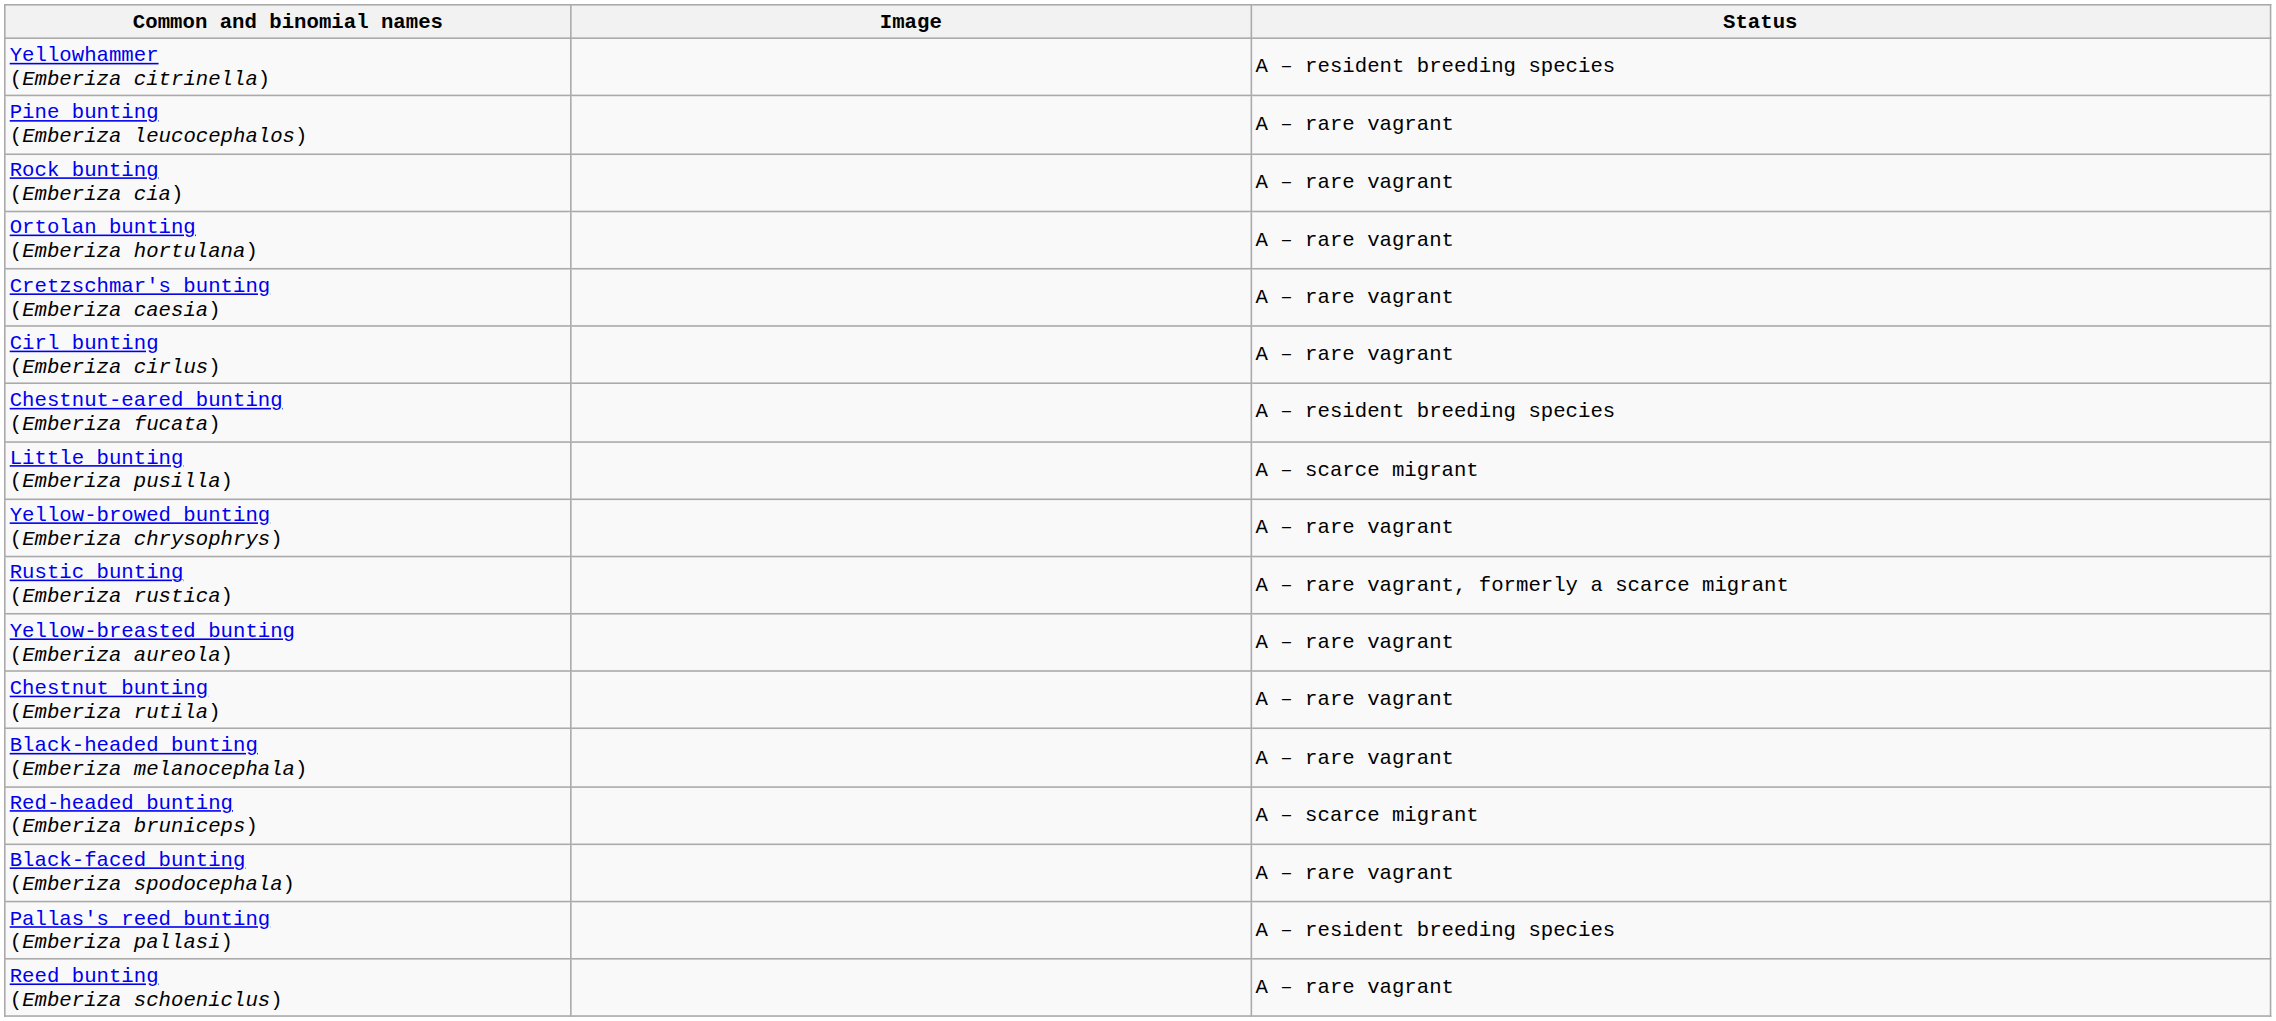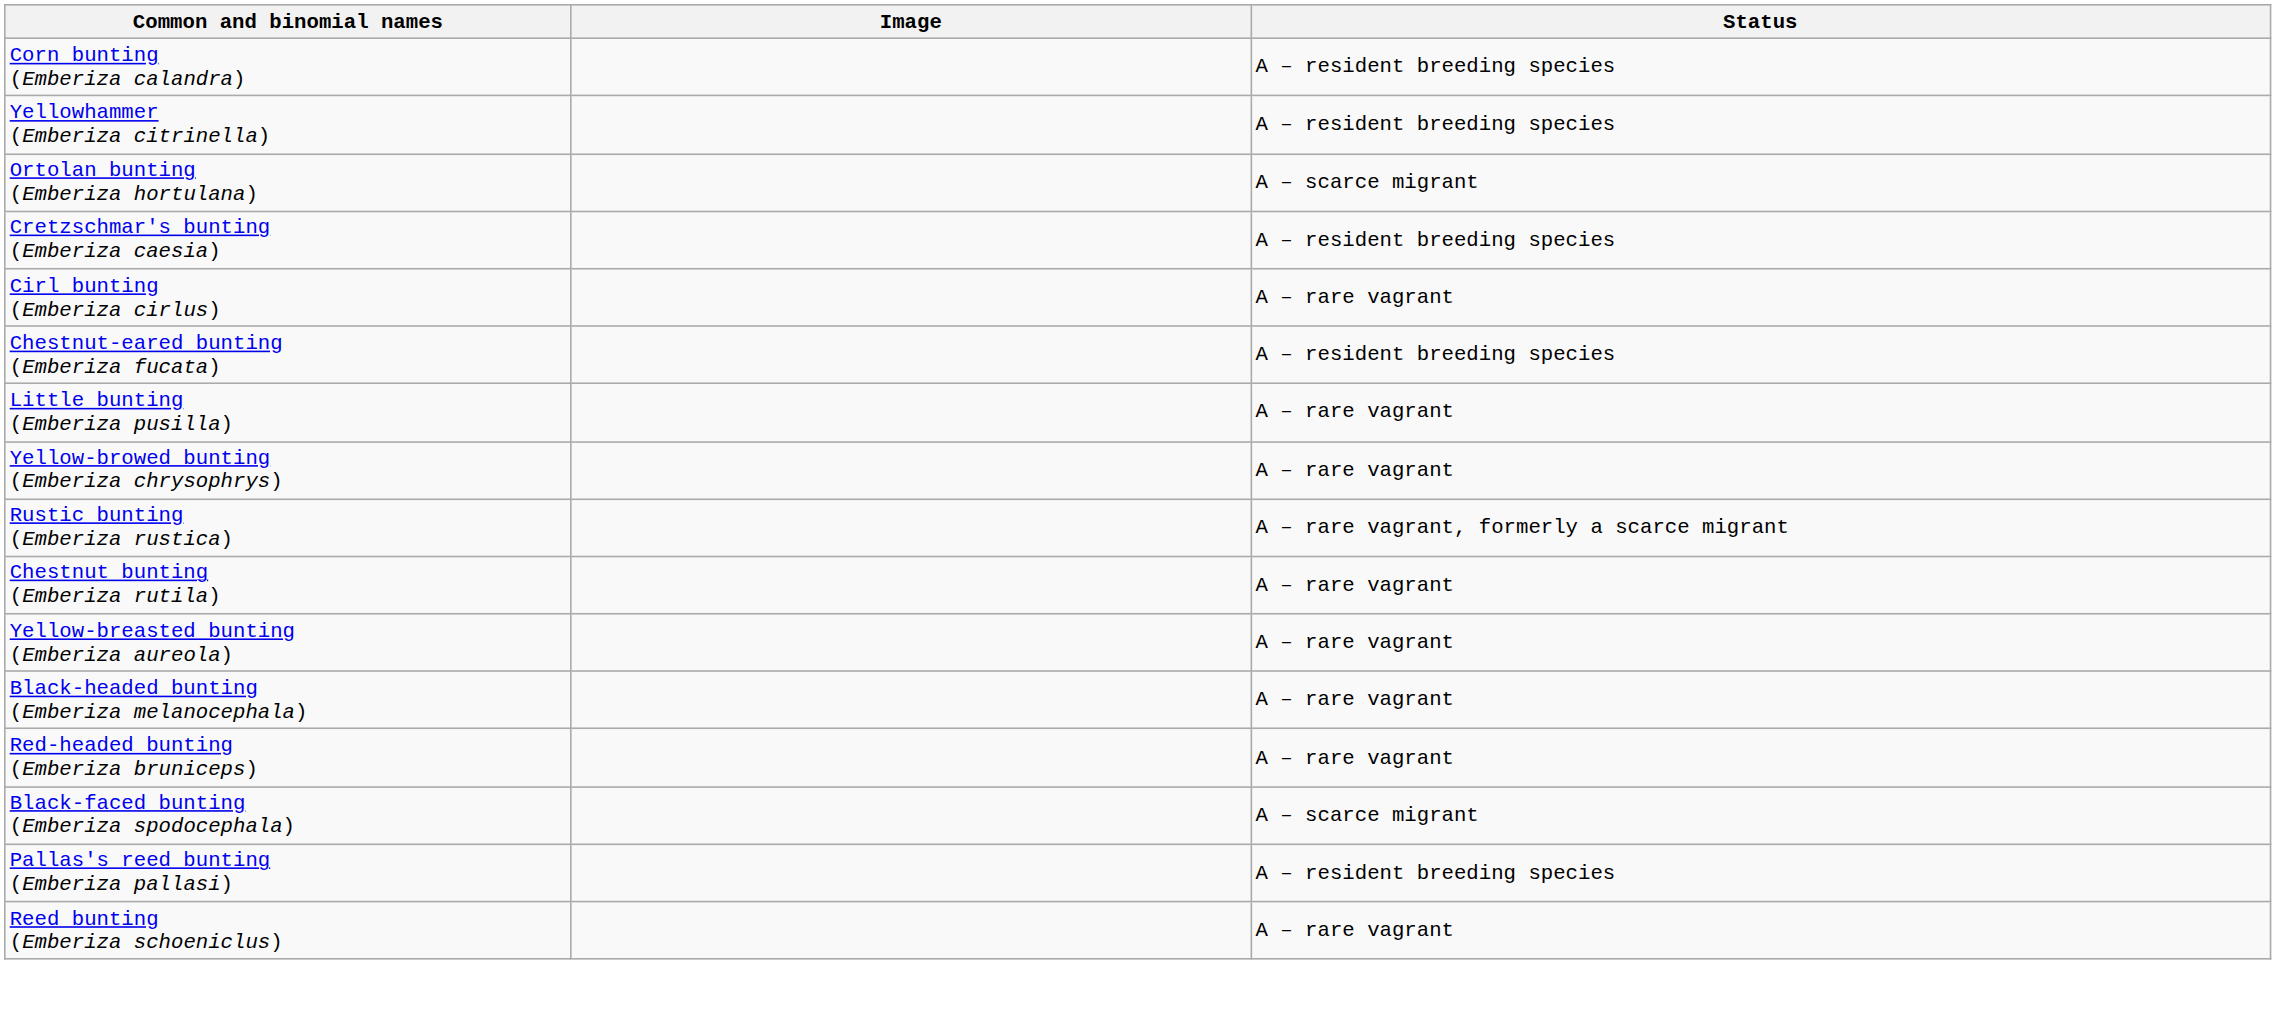+ row: (128, 67)
- row: (159, 125)
- row: (97, 182)
(1355, 240) A – rare vagrant -> (1367, 182) A – scarce migrant
(1355, 297) A – rare vagrant -> (1435, 240) A – resident breeding species
(1367, 470) A – scarce migrant -> (1355, 412) A – rare vagrant
rows swapped: (152, 643) <-> (115, 700)
(1367, 815) A – scarce migrant -> (1355, 758) A – rare vagrant
(1355, 873) A – rare vagrant -> (1367, 815) A – scarce migrant
